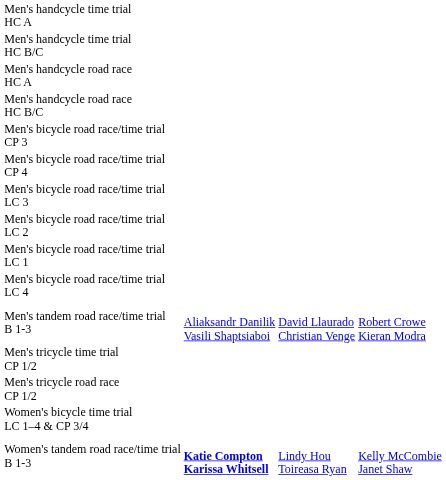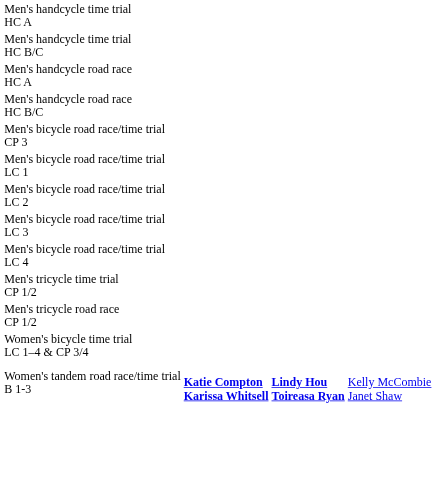- row: (85, 165)
rows swapped: (85, 255) <-> (85, 195)
- row: (85, 322)
(313, 462) normal -> (308, 389) bold
